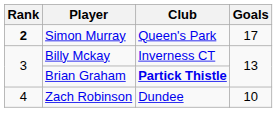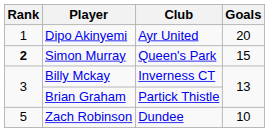+ row: (86, 35)
(251, 35) 17 -> (243, 55) 15
(183, 76) bold -> (179, 96) normal
(23, 96) 4 -> (23, 117) 5
